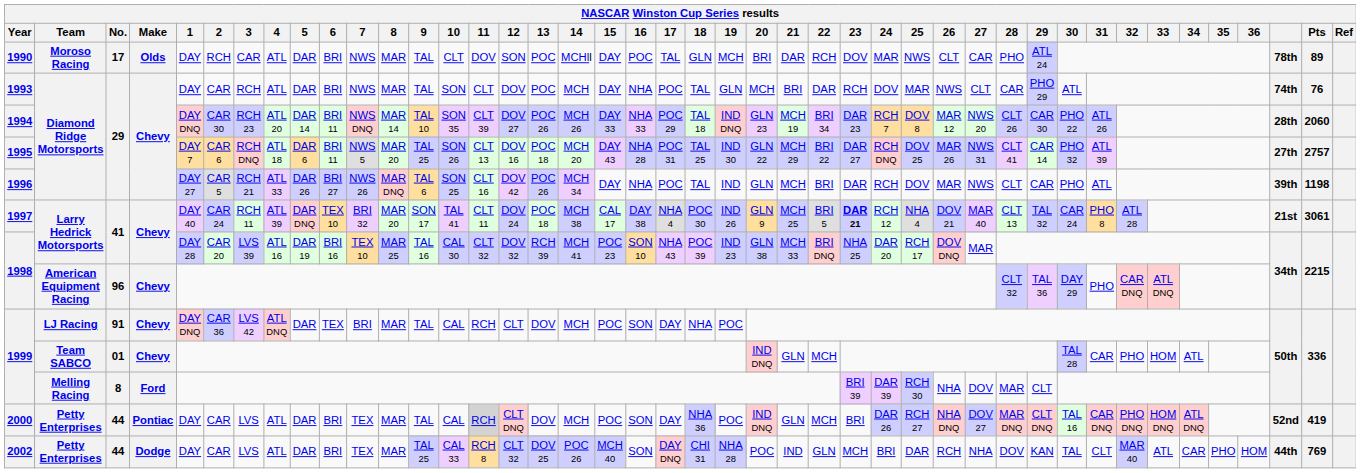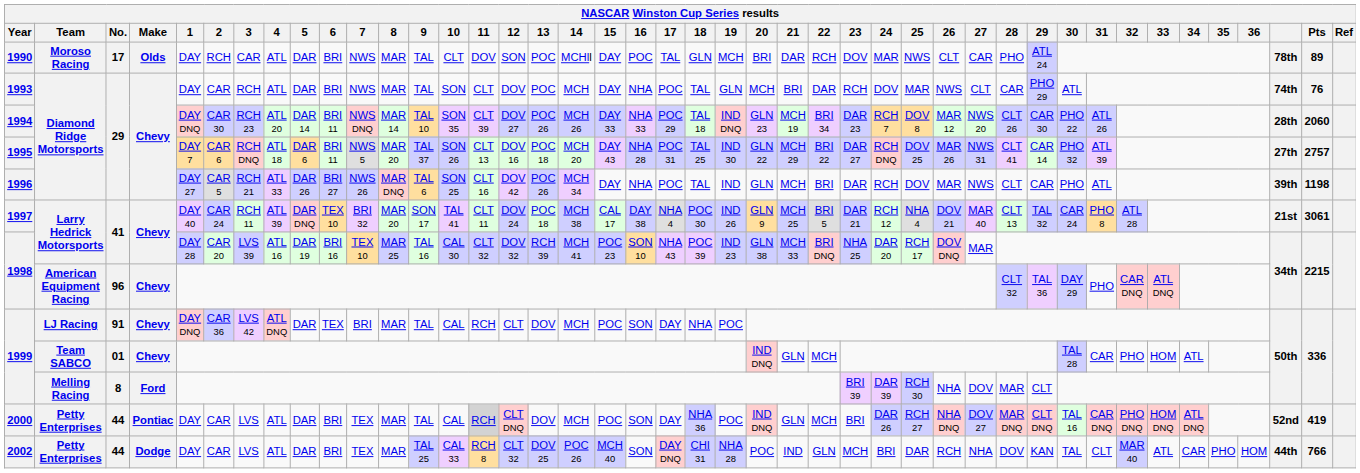(424, 152) TAL 25 -> (424, 152) TAL 37
(855, 216) bold -> (855, 216) normal
(1317, 452) 769 -> (1317, 452) 766
